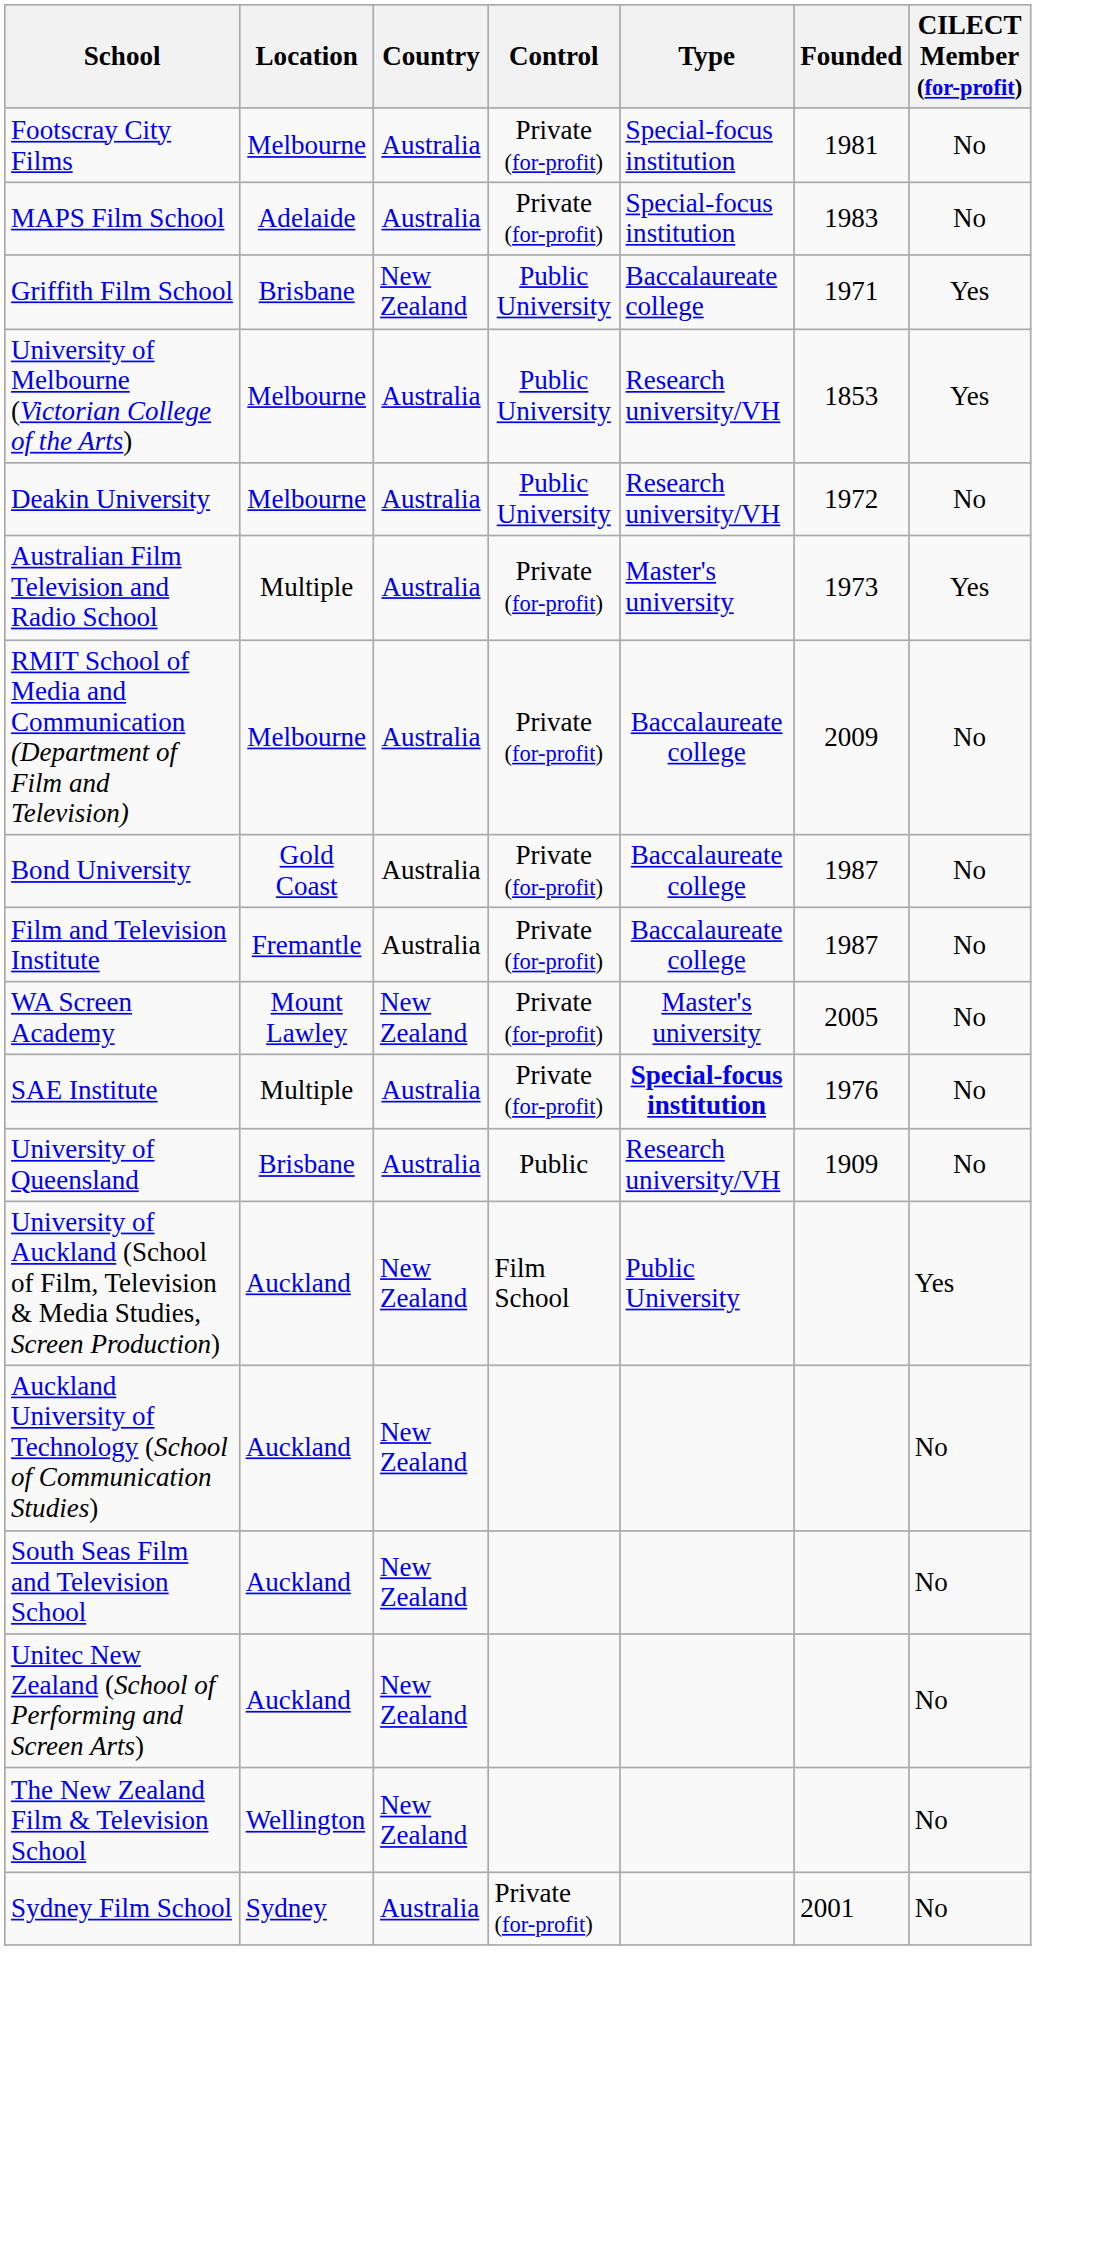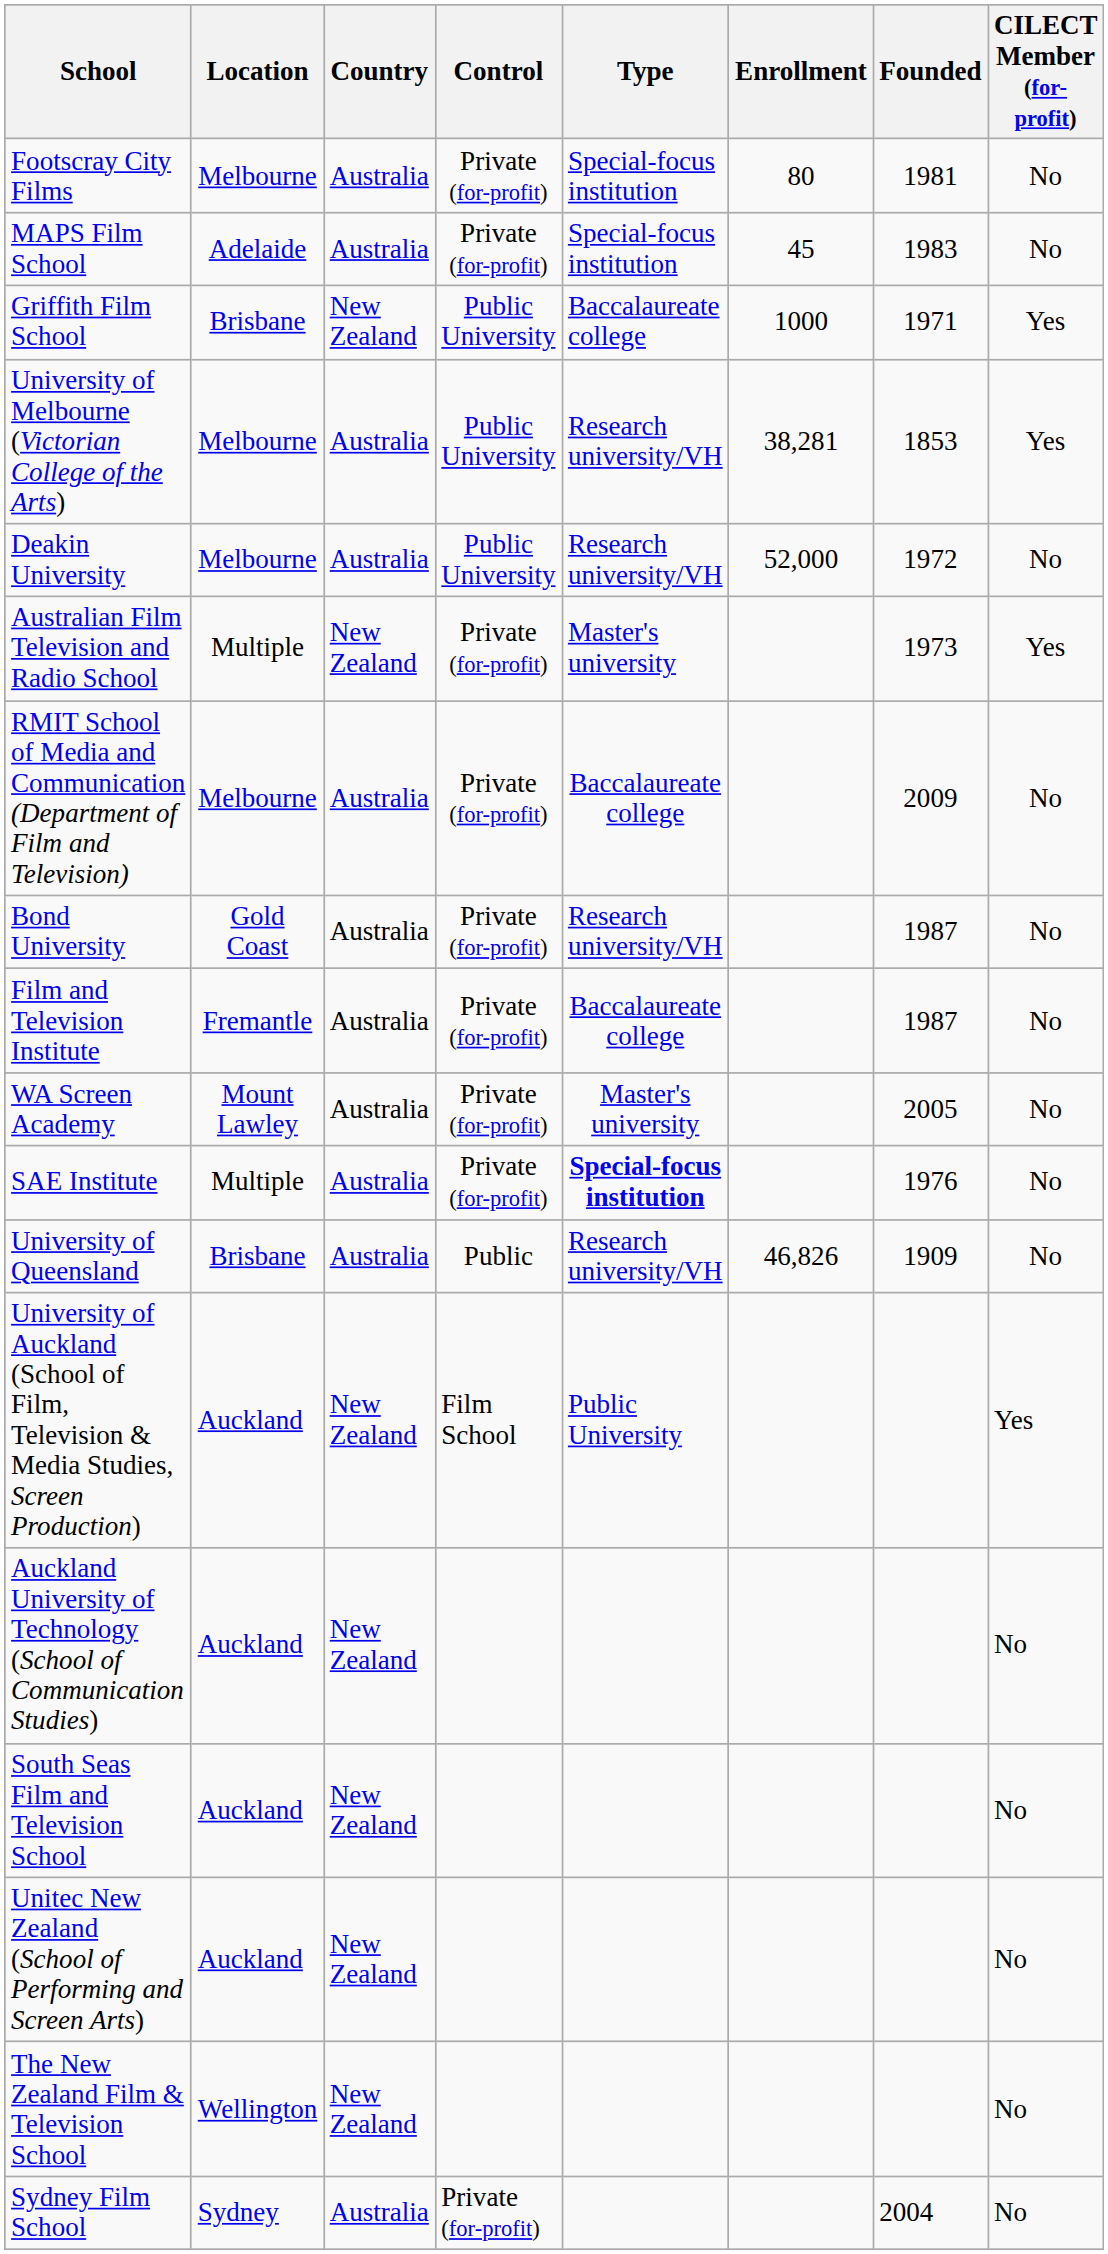+ column: (801, 71)
(431, 587) Australia -> (373, 648) New Zealand
(707, 870) Baccalaureate college -> (645, 931) Research university/VH
(424, 1017) New Zealand -> (379, 1108) Australia
(827, 1908) 2001 -> (906, 2212) 2004
